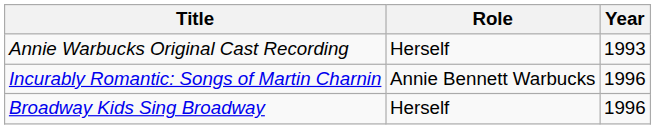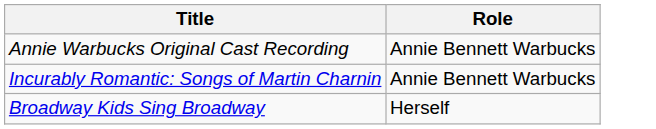- column: (625, 19)
(420, 49) Herself -> (493, 49) Annie Bennett Warbucks
